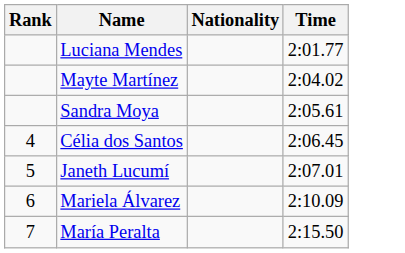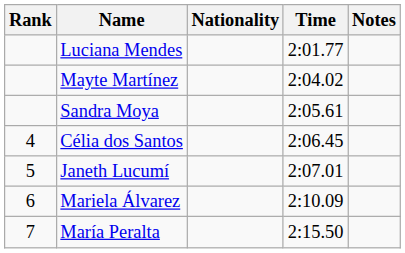+ column: (374, 19)
